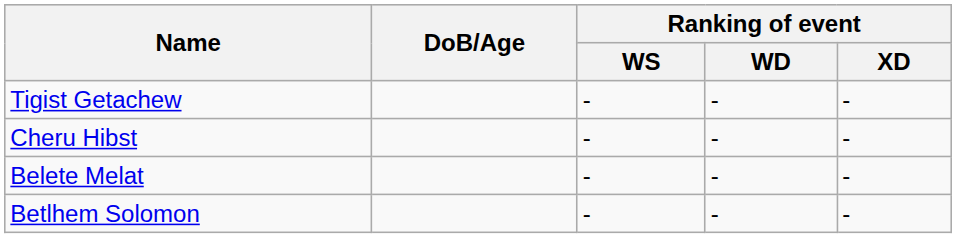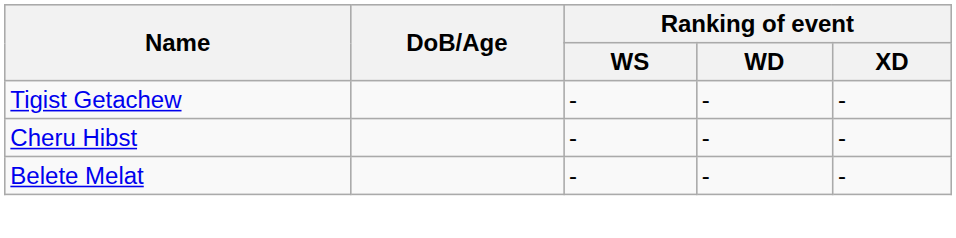- row: (105, 214)
